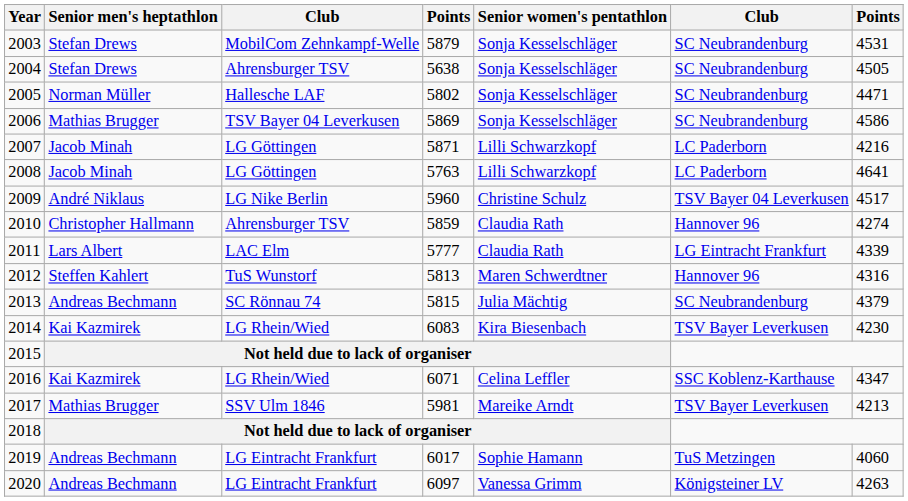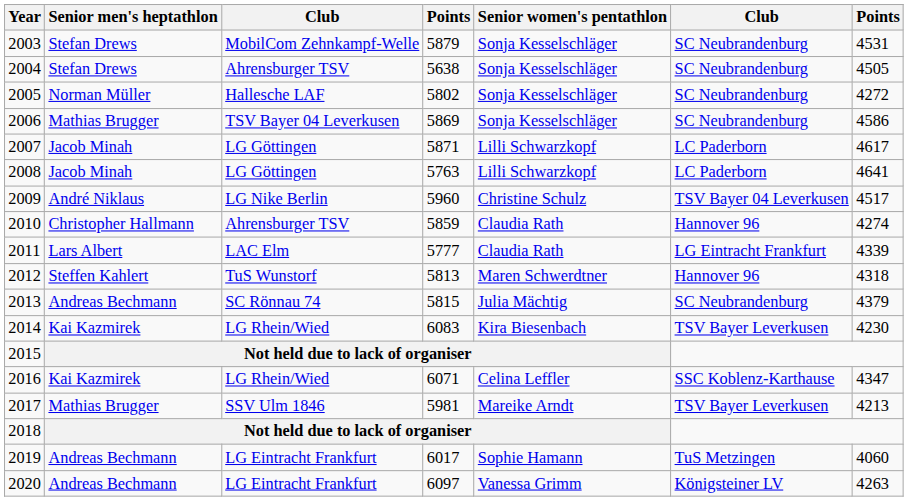(873, 95) 4471 -> (873, 95) 4272
(873, 146) 4216 -> (873, 146) 4617
(873, 276) 4316 -> (873, 276) 4318
